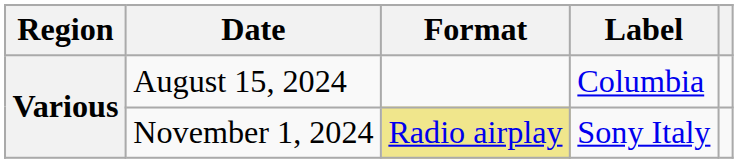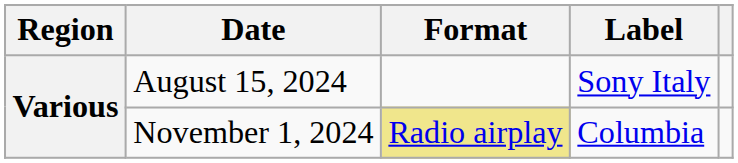(641, 81) Columbia -> (644, 81) Sony Italy
(644, 132) Sony Italy -> (641, 132) Columbia
